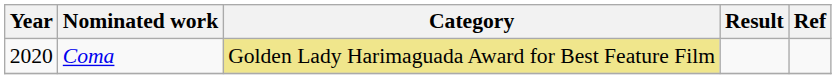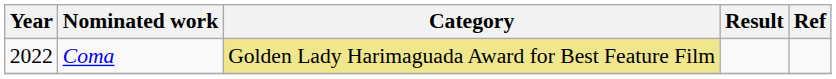(31, 55) 2020 -> (31, 55) 2022
